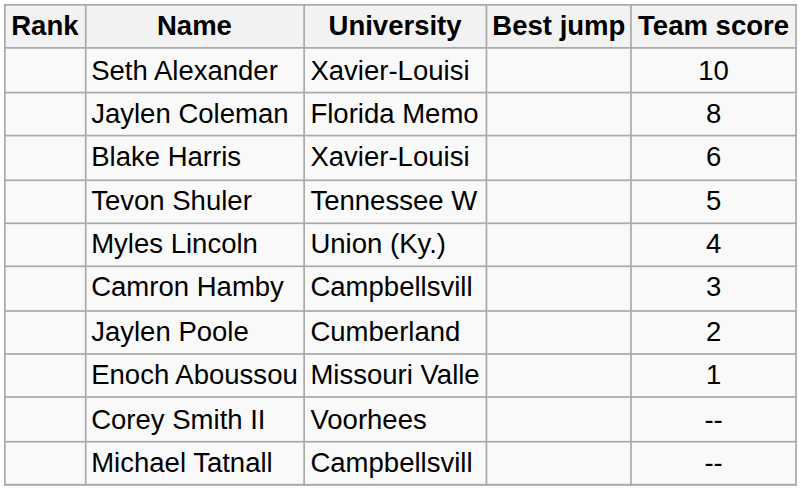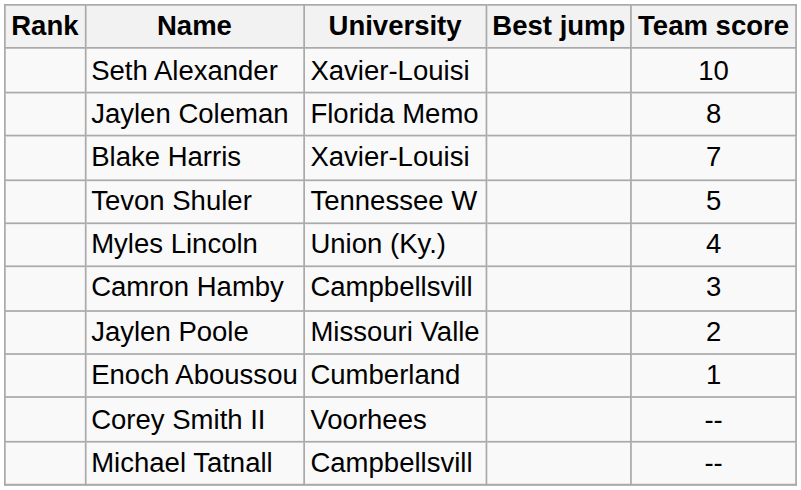(714, 157) 6 -> (714, 157) 7
(385, 331) Cumberland -> (395, 331) Missouri Valle
(395, 375) Missouri Valle -> (385, 375) Cumberland
